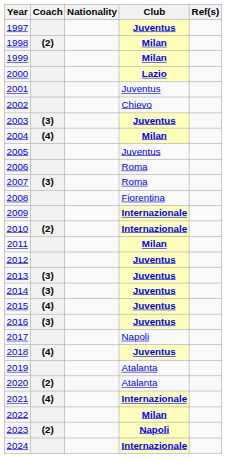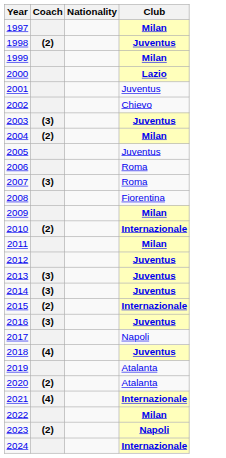- column: (205, 12)
(154, 27) Juventus -> (154, 27) Milan
(154, 43) Milan -> (154, 43) Juventus
(48, 136) (4) -> (48, 136) (2)
(154, 213) Internazionale -> (154, 213) Milan
(48, 306) (4) -> (48, 306) (2)
(154, 306) Juventus -> (154, 306) Internazionale
